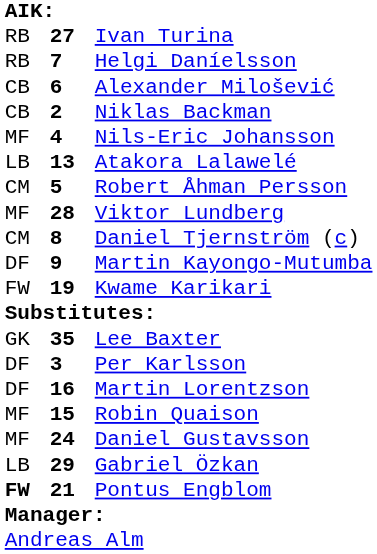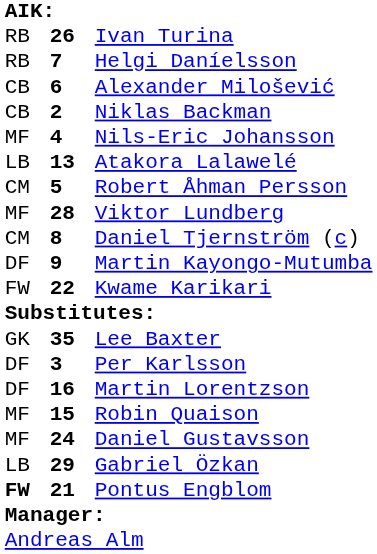(62, 37) 27 -> (62, 37) 26
(62, 289) 19 -> (62, 289) 22
